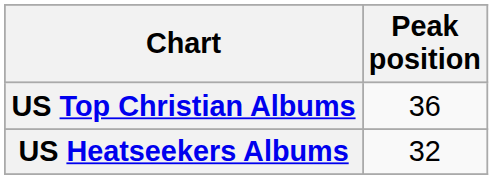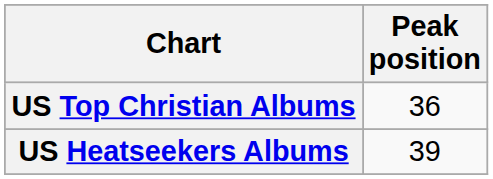(425, 151) 32 -> (425, 151) 39
